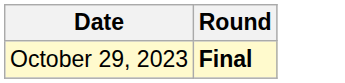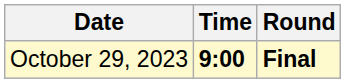+ column: (225, 22)
